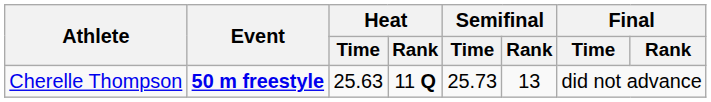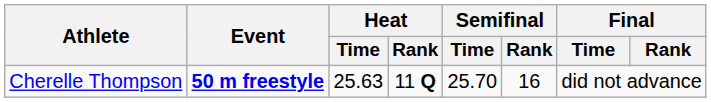(472, 82) 25.73 -> (472, 82) 25.70
(529, 82) 13 -> (529, 82) 16
